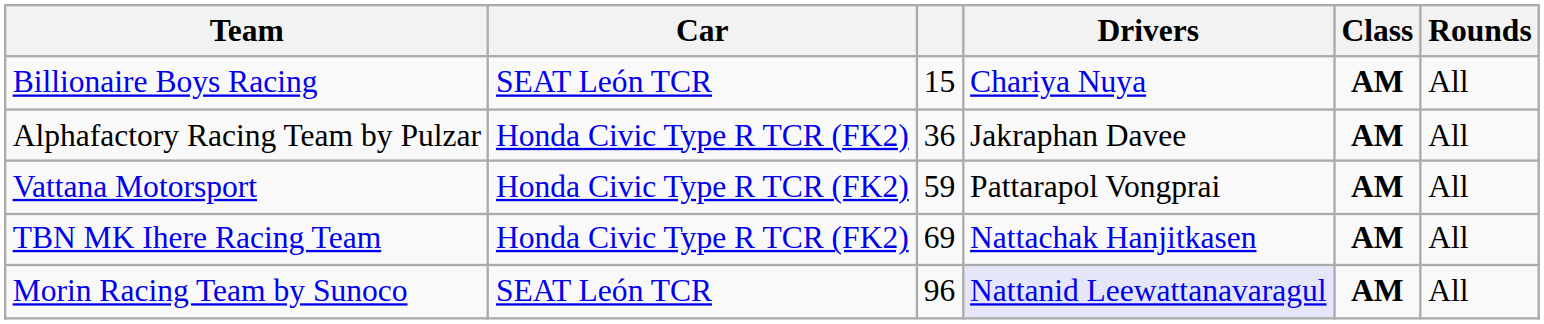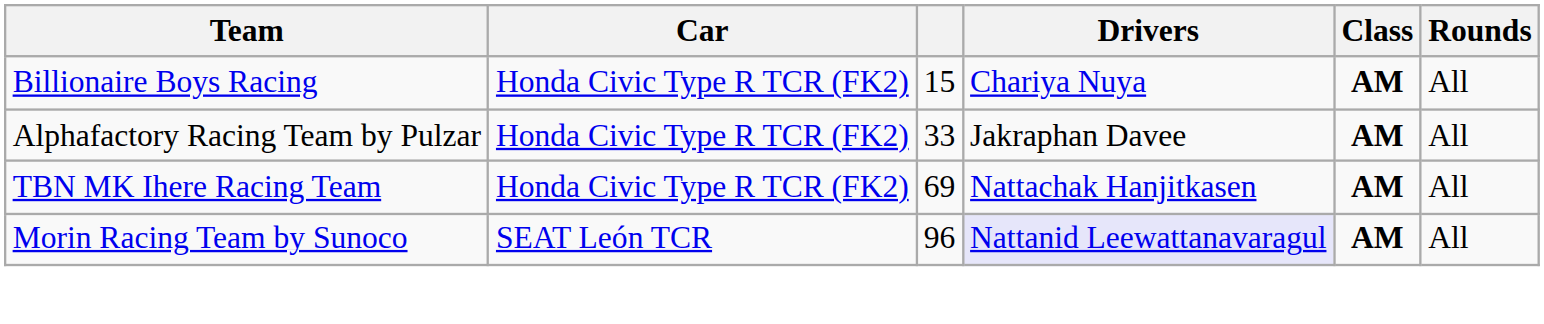(604, 82) SEAT León TCR -> (702, 82) Honda Civic Type R TCR (FK2)
(939, 134) 36 -> (939, 134) 33
- row: (135, 186)
